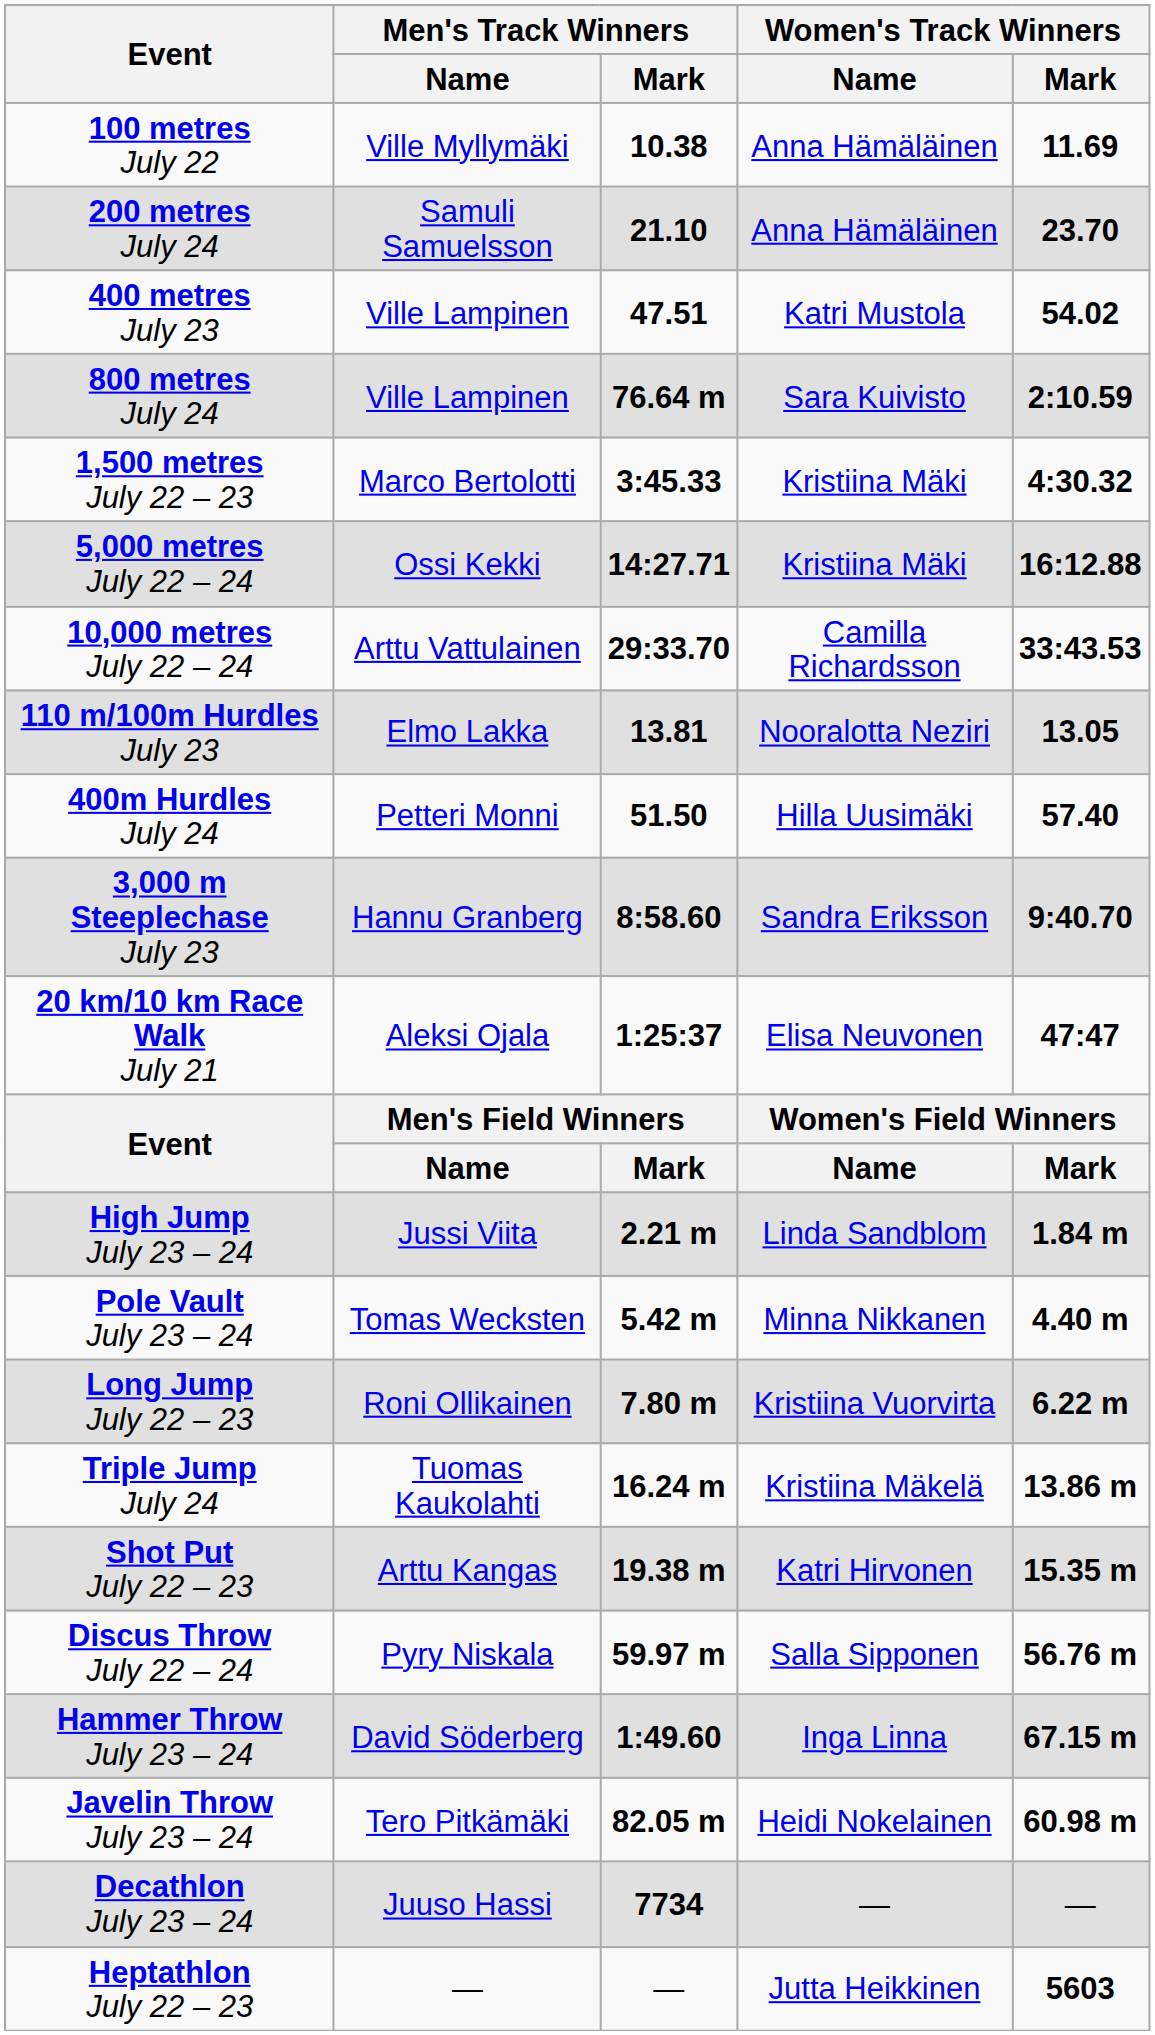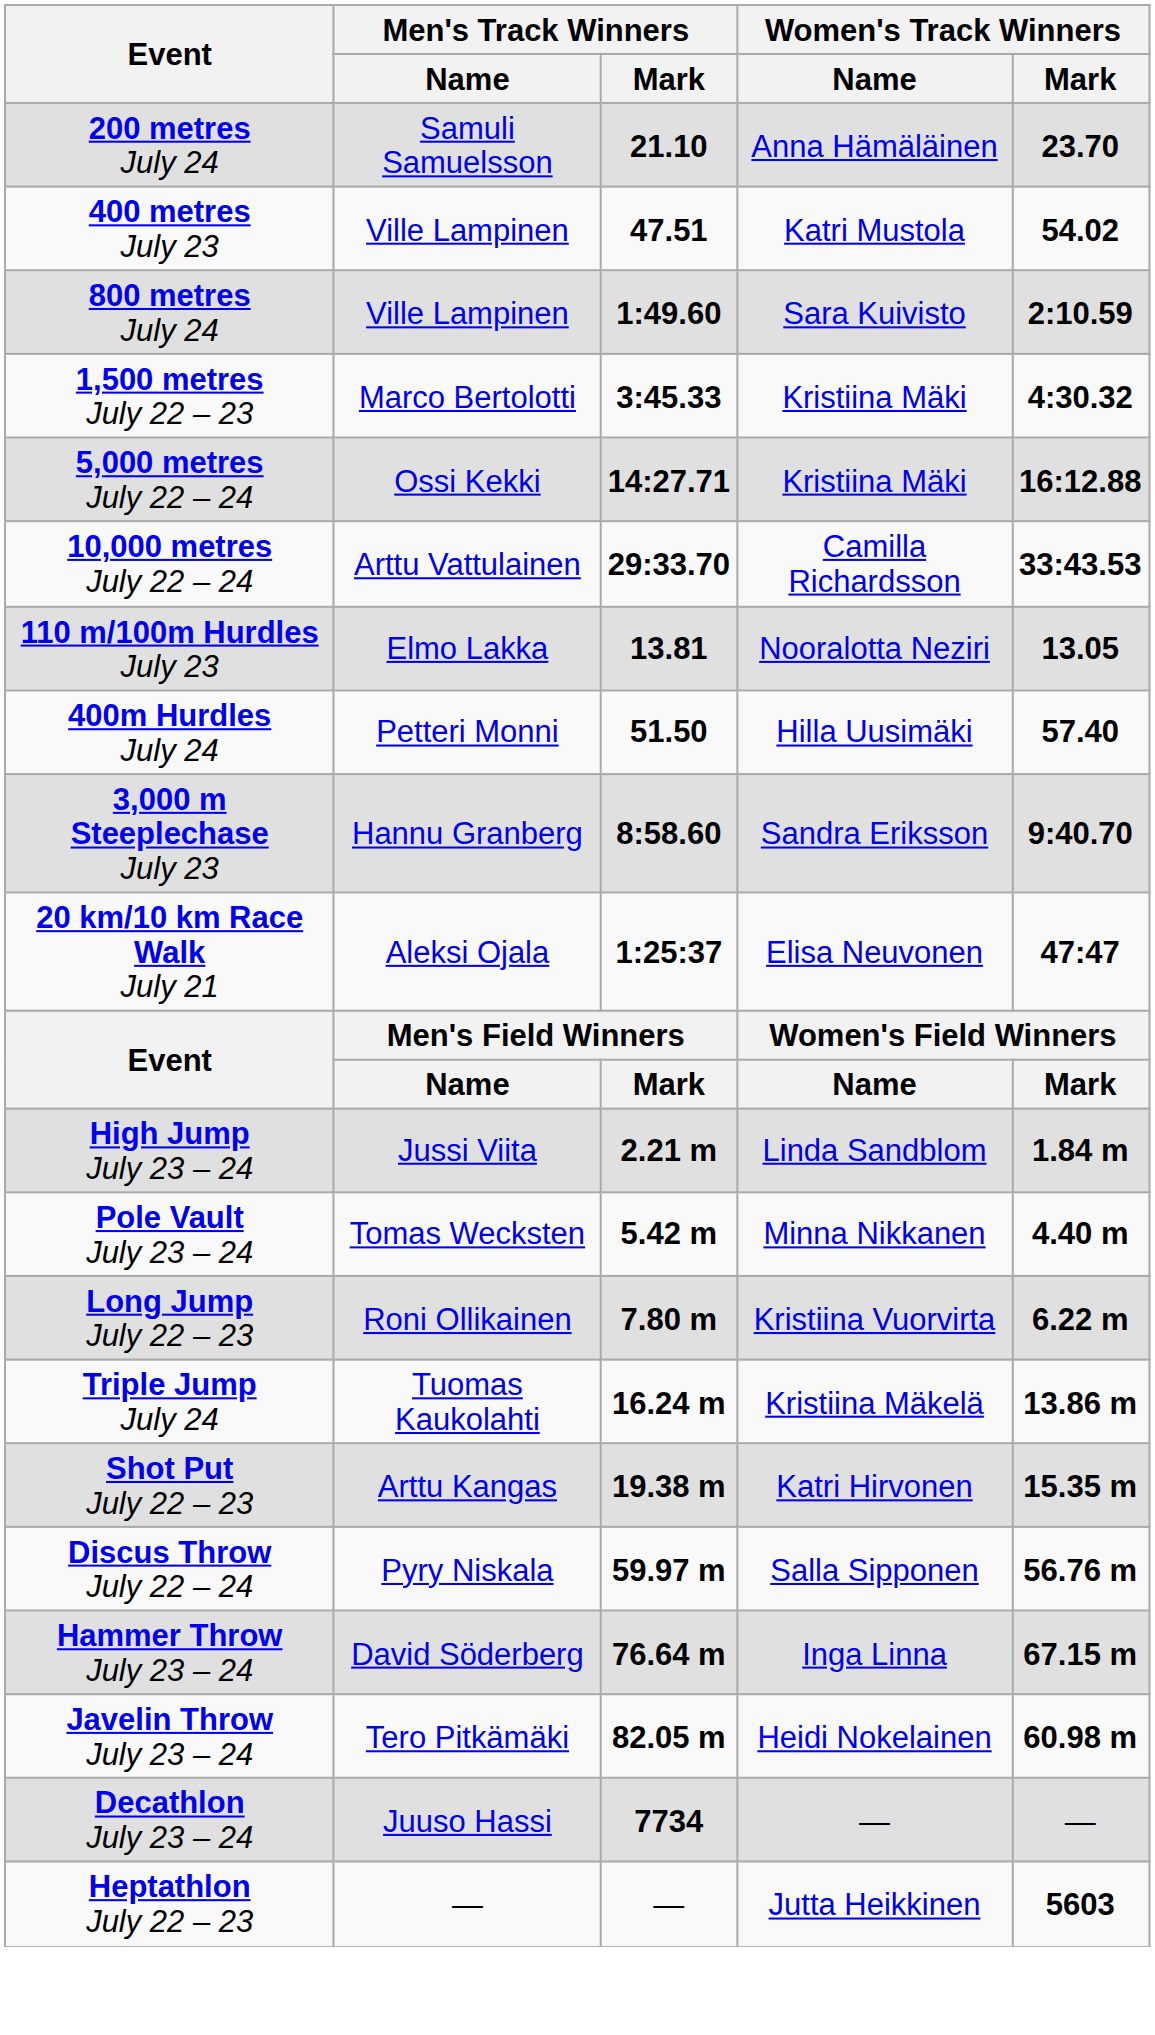- row: (170, 145)
(669, 397) 76.64 m -> (669, 313) 1:49.60
(669, 1737) 1:49.60 -> (669, 1653) 76.64 m
